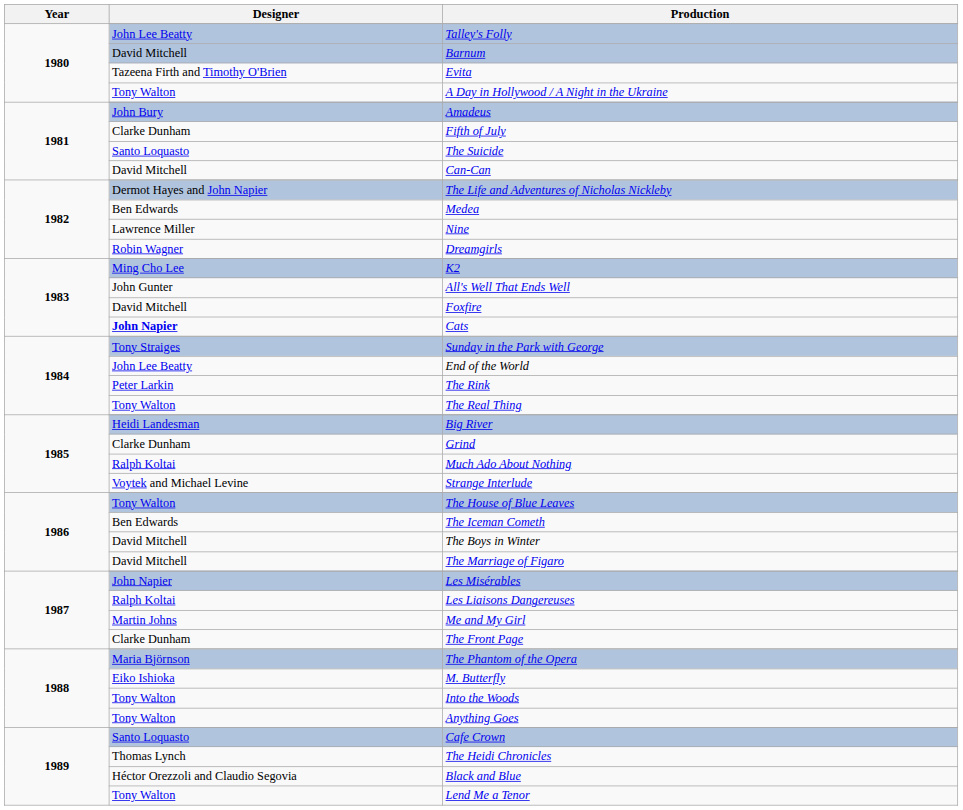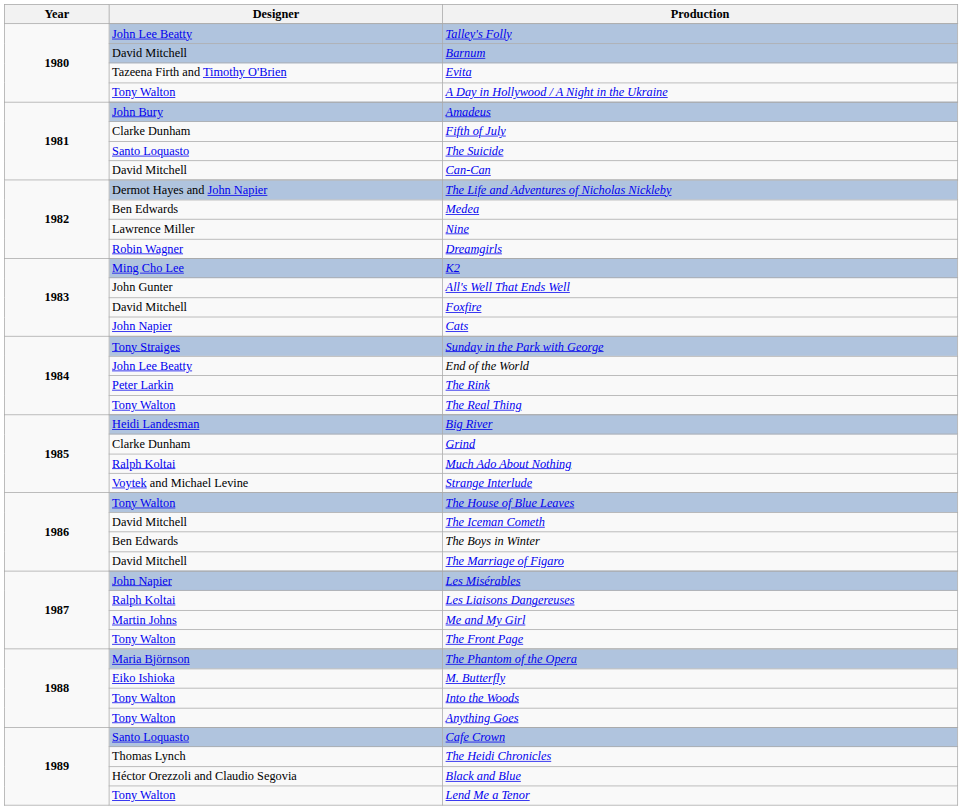(145, 326) bold -> (142, 326) normal
(145, 522) Ben Edwards -> (150, 522) David Mitchell
(150, 541) David Mitchell -> (145, 541) Ben Edwards
(151, 639) Clarke Dunham -> (144, 639) Tony Walton
